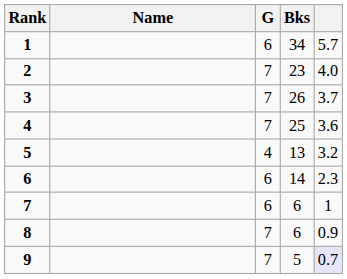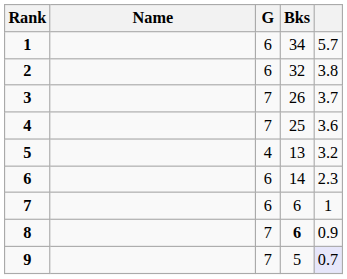(268, 71) 7 -> (268, 71) 6
(297, 71) 23 -> (297, 71) 32
(328, 71) 4.0 -> (328, 71) 3.8
(297, 233) normal -> (297, 233) bold
